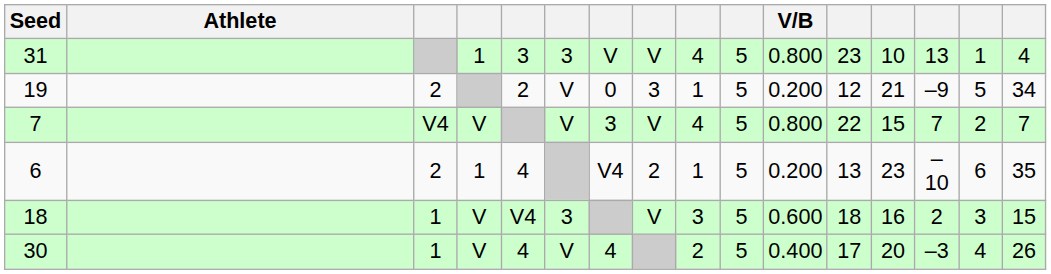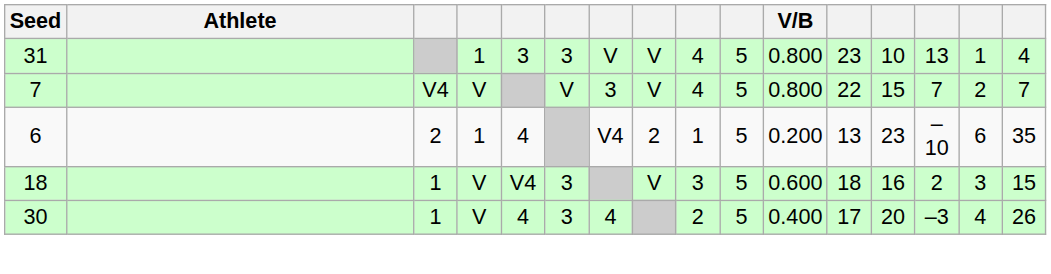- row: (35, 90)
(567, 251) V -> (567, 217) 3
